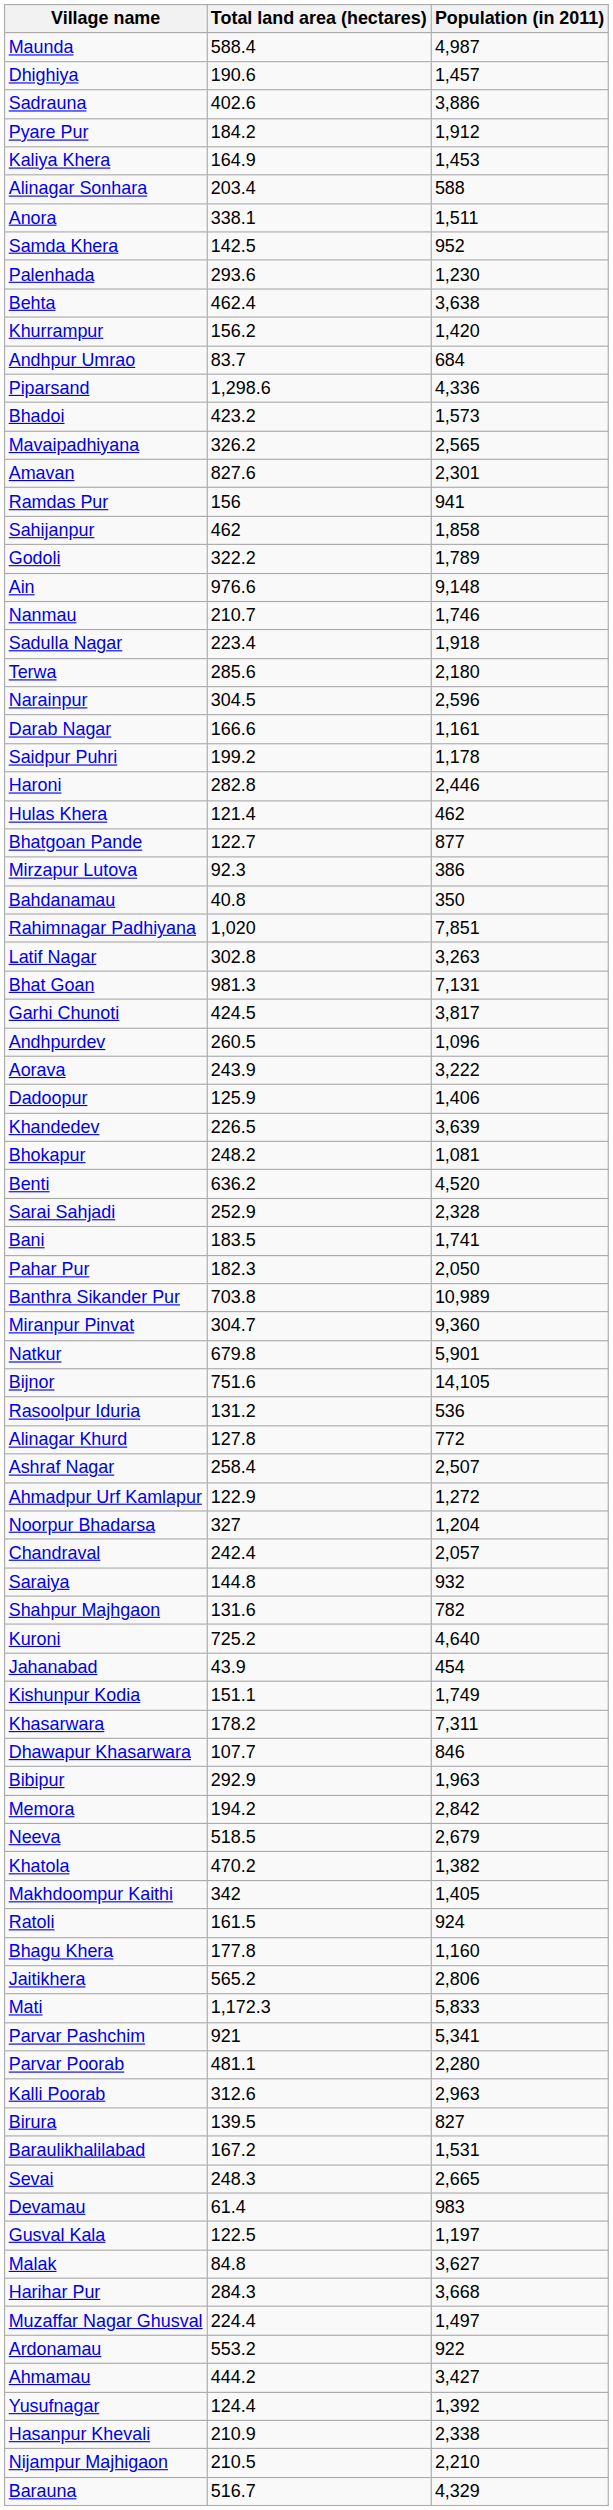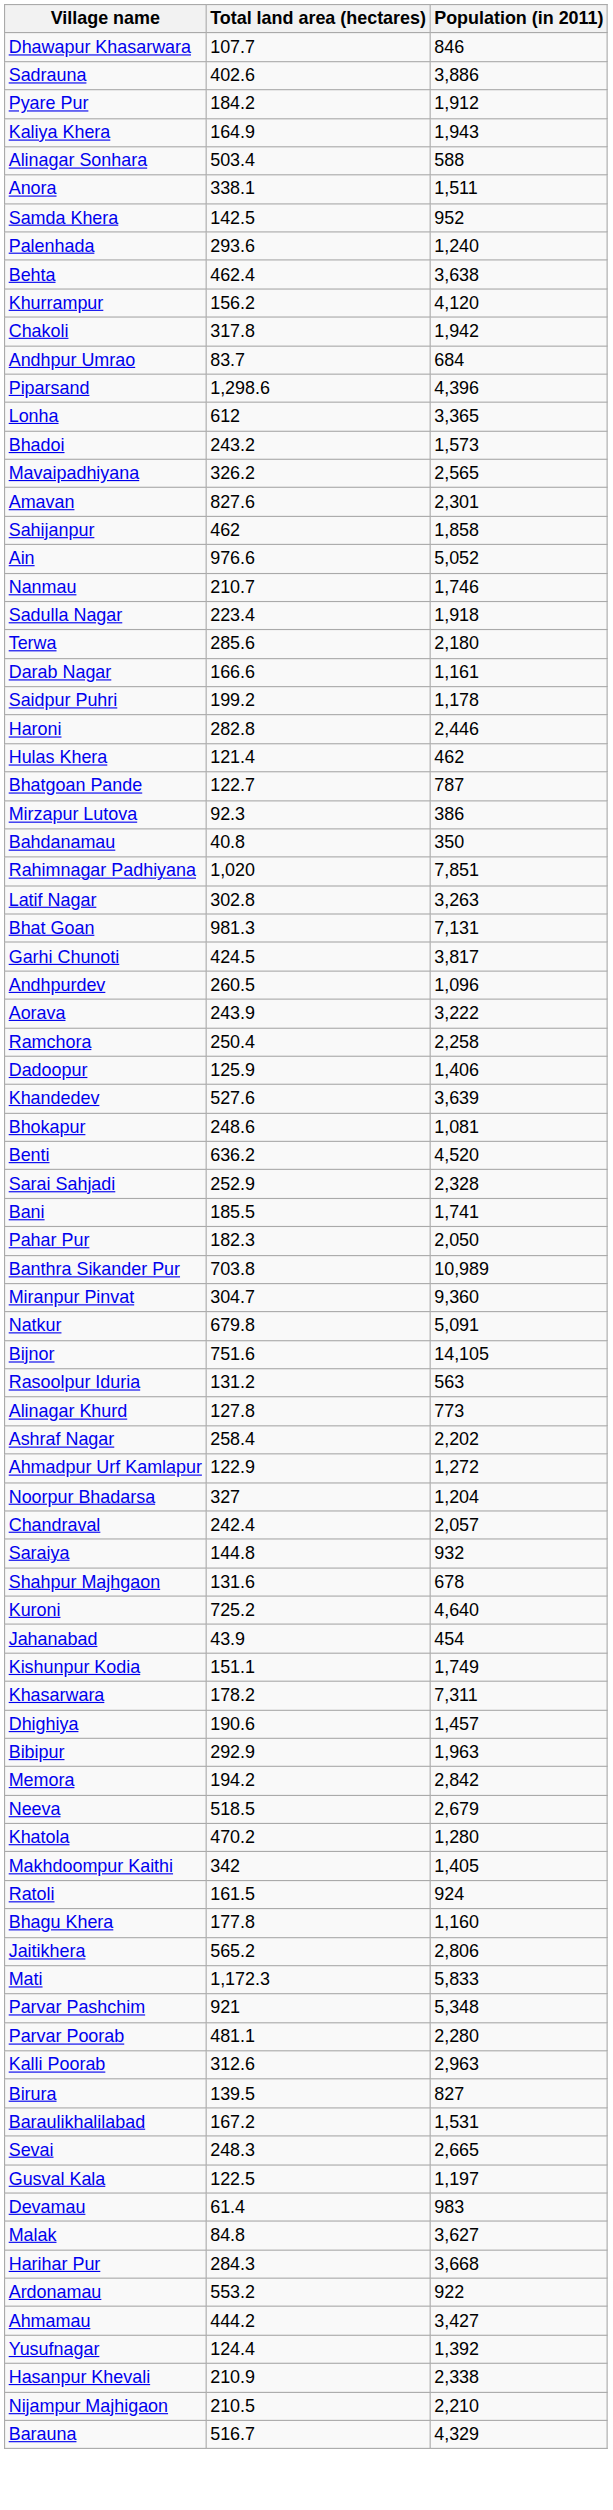- row: (41, 47)
rows swapped: (44, 75) <-> (100, 1752)
(457, 160) 1,453 -> (457, 132) 1,943
(233, 189) 203.4 -> (233, 160) 503.4
(457, 274) 1,230 -> (457, 246) 1,240
(457, 331) 1,420 -> (457, 302) 4,120
+ row: (39, 331)
(457, 388) 4,336 -> (457, 388) 4,396
+ row: (34, 416)
(233, 416) 423.2 -> (233, 445) 243.2
- row: (58, 501)
- row: (35, 558)
(457, 587) 9,148 -> (457, 558) 5,052
- row: (48, 700)
(450, 842) 877 -> (449, 786) 787
+ row: (50, 1041)
(233, 1127) 226.5 -> (233, 1098) 527.6
(233, 1155) 248.2 -> (233, 1127) 248.6
(233, 1240) 183.5 -> (233, 1212) 185.5
(457, 1354) 5,901 -> (457, 1326) 5,091
(450, 1411) 536 -> (449, 1382) 563
(450, 1439) 772 -> (449, 1411) 773
(457, 1468) 2,507 -> (457, 1439) 2,202
(450, 1610) 782 -> (449, 1581) 678
(457, 1866) 1,382 -> (457, 1837) 1,280
(457, 2036) 5,341 -> (457, 2008) 5,348
rows swapped: (47, 2207) <-> (57, 2235)
- row: (106, 2320)
